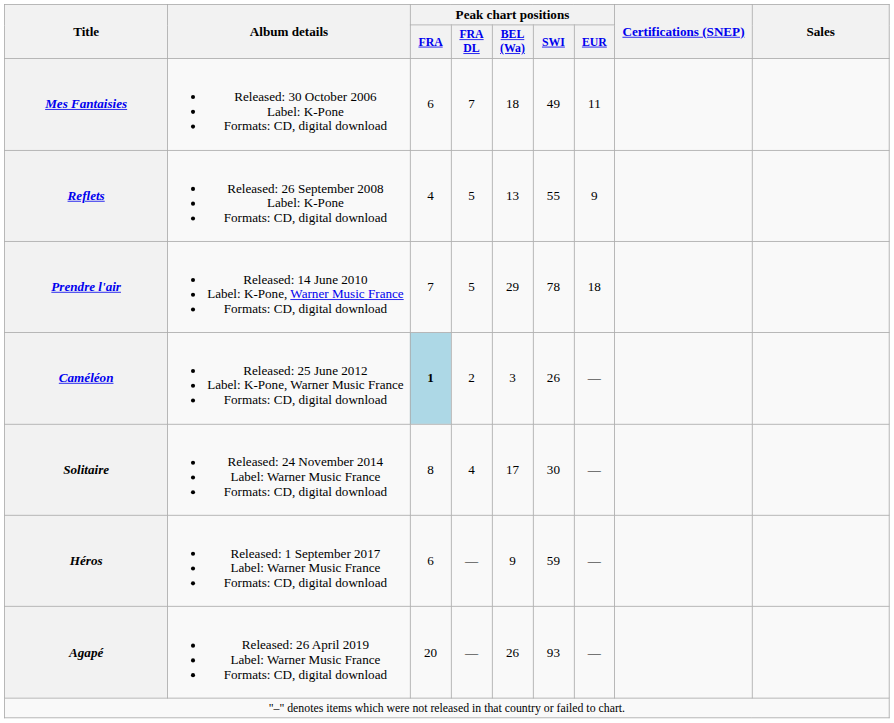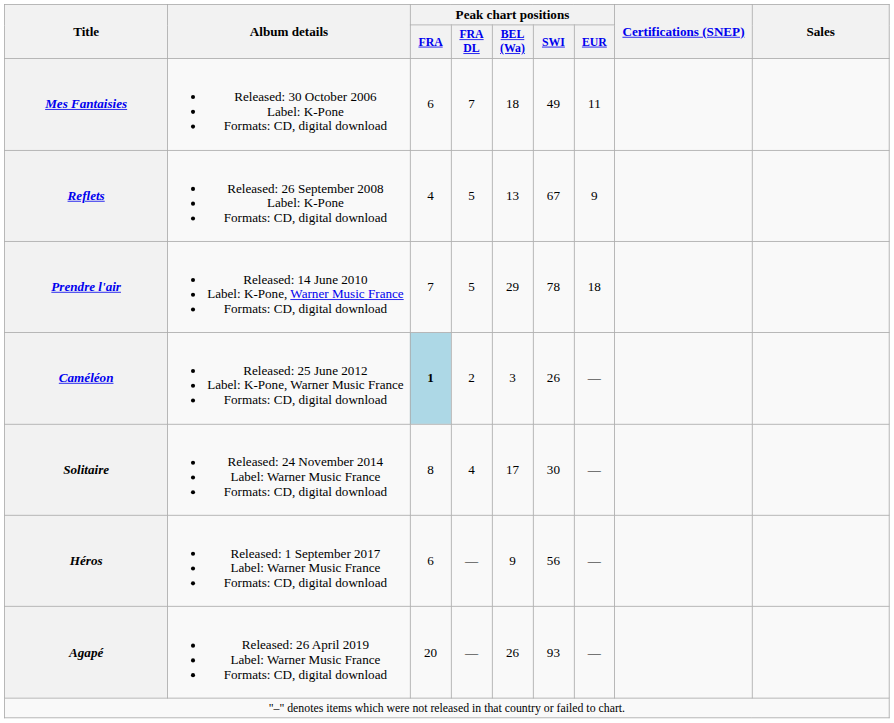(553, 195) 55 -> (553, 195) 67
(553, 561) 59 -> (553, 561) 56
